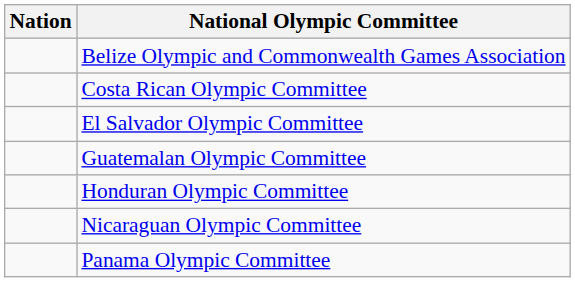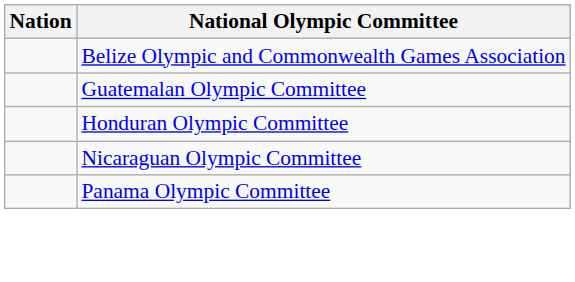- row: (224, 89)
- row: (222, 123)
